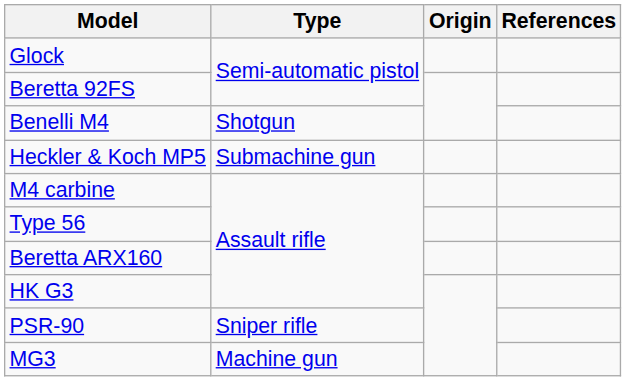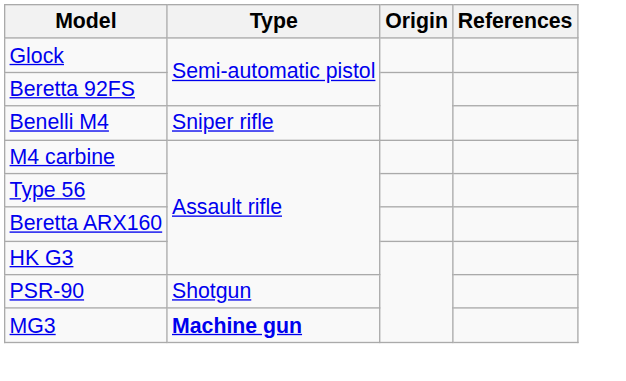(255, 122) Shotgun -> (223, 122) Sniper rifle
- row: (108, 156)
(267, 325) Sniper rifle -> (212, 291) Shotgun
(277, 358) normal -> (237, 325) bold
